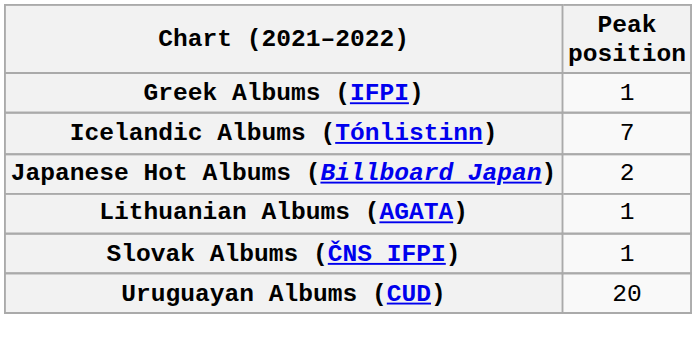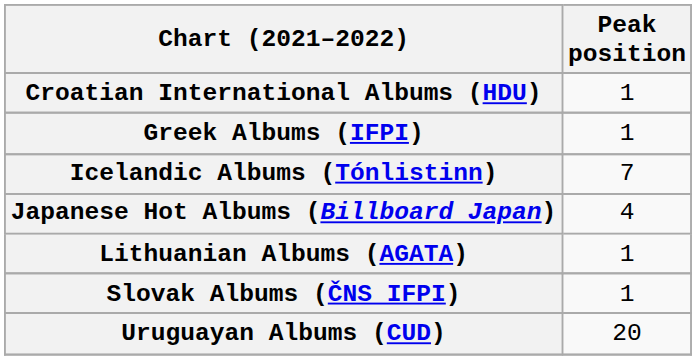+ row: (284, 93)
(627, 173) 2 -> (627, 213) 4
